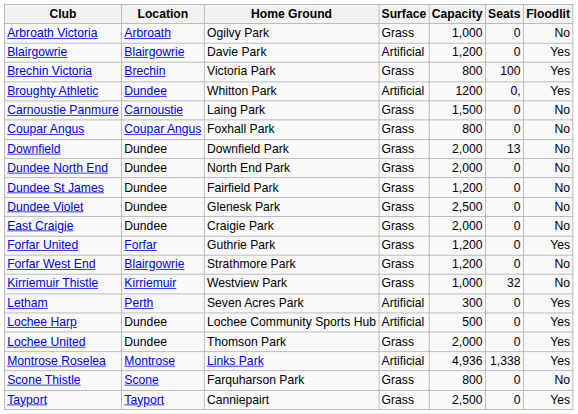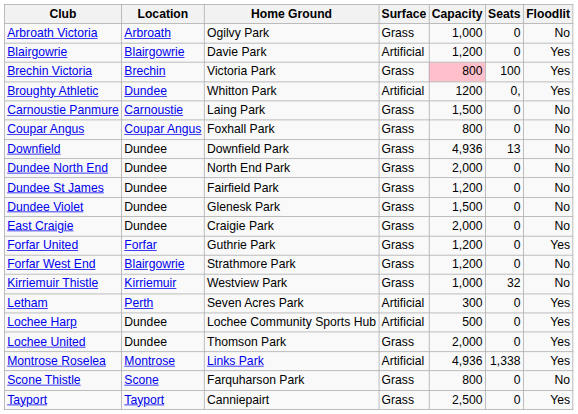(472, 71) no background -> (472, 71) pink background
(467, 149) 2,000 -> (467, 149) 4,936
(467, 206) 2,500 -> (467, 206) 1,500
